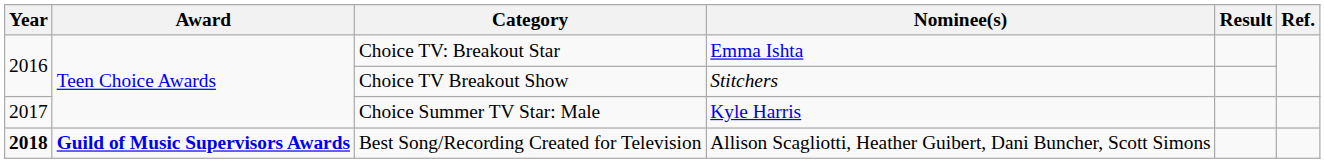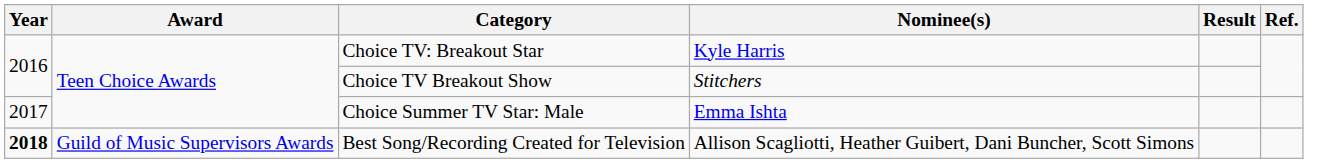(757, 50) Emma Ishta -> (739, 50) Kyle Harris
(756, 111) Kyle Harris -> (740, 111) Emma Ishta
(203, 142) bold -> (195, 142) normal
